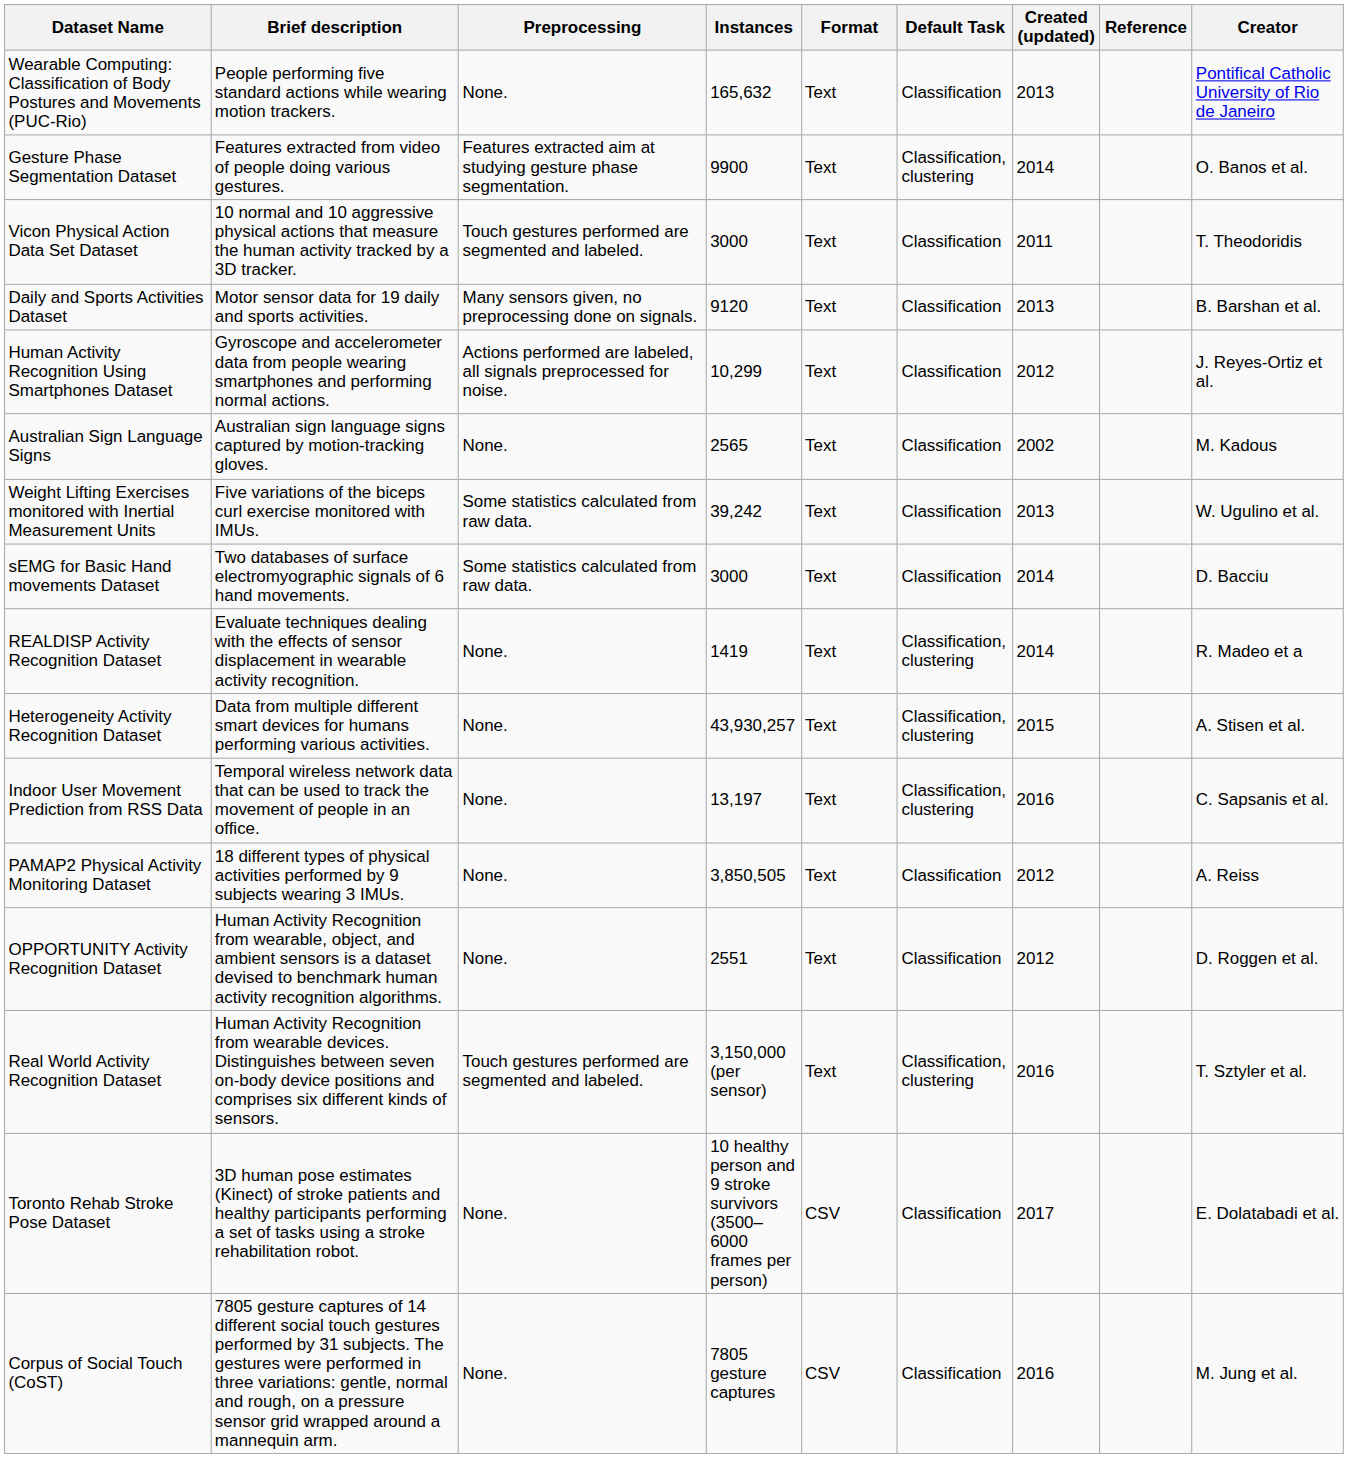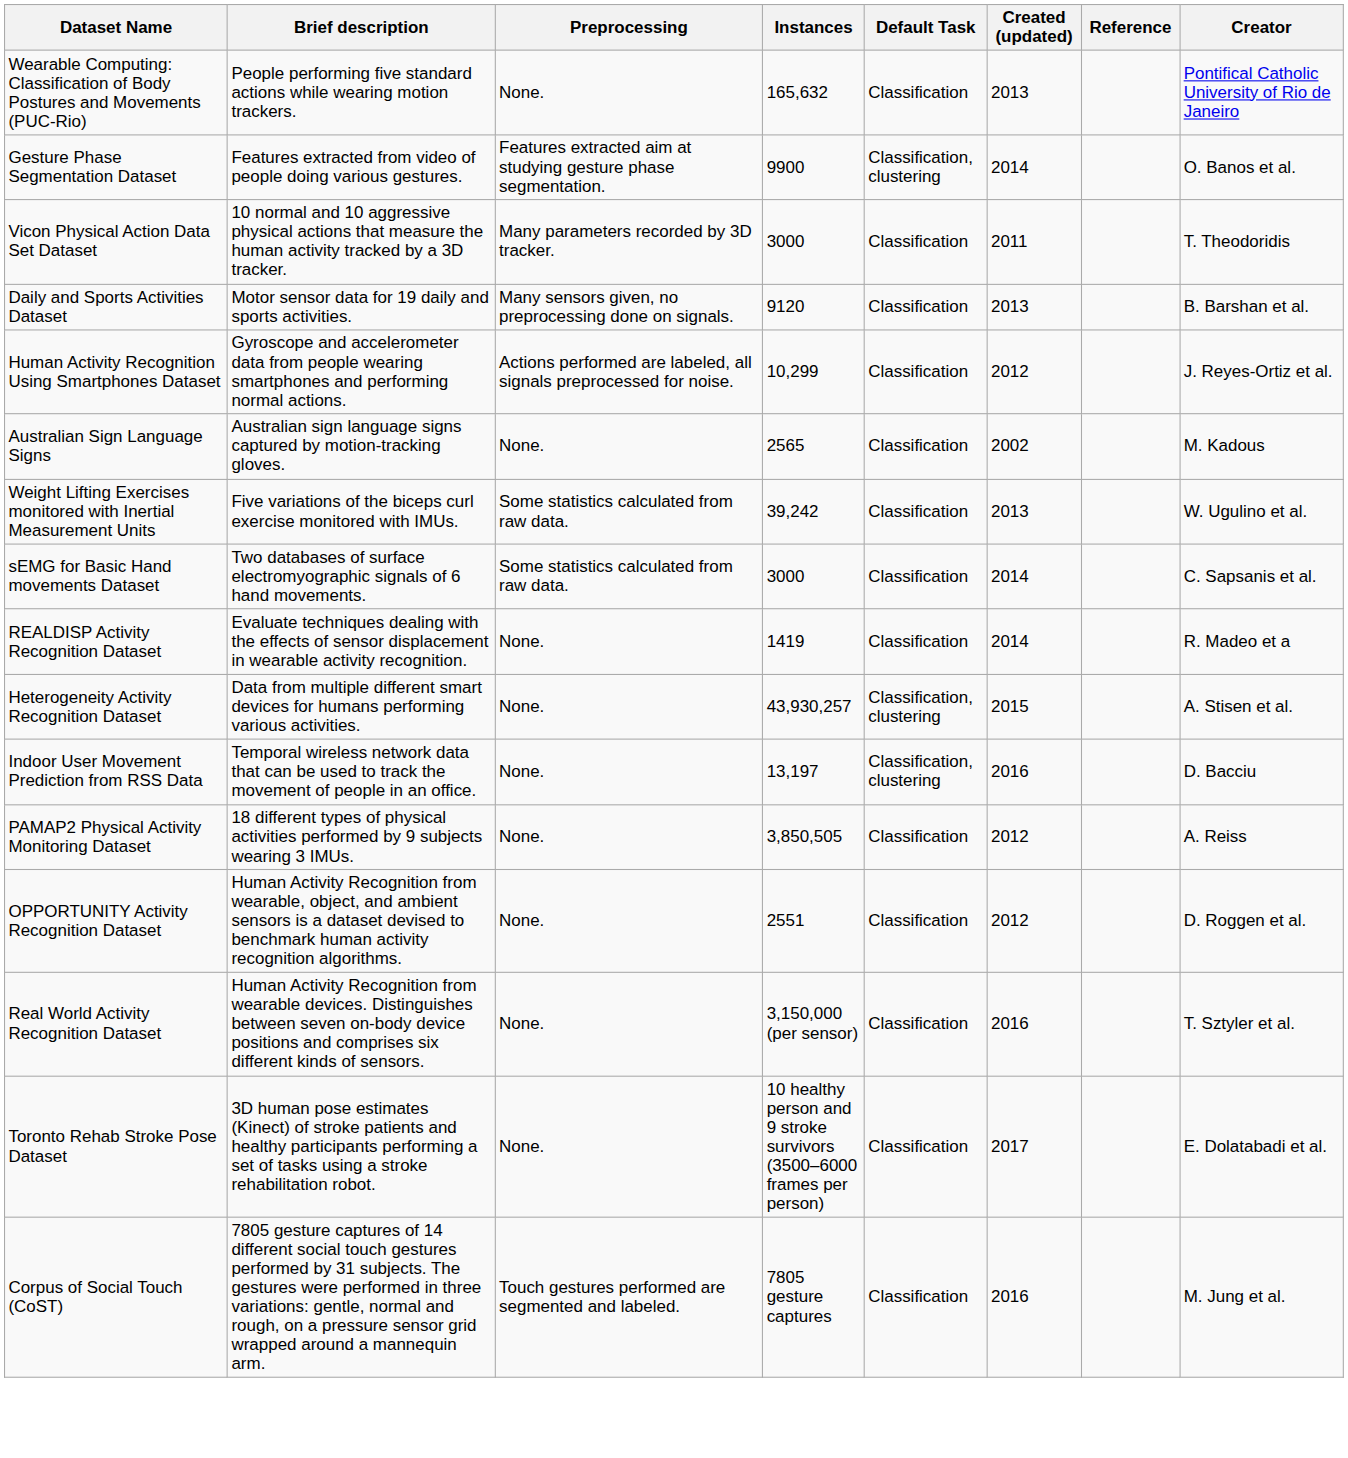- column: (849, 27)
(576, 241) Touch gestures performed are segmented and labeled. -> (625, 241) Many parameters recorded by 3D tracker.
(1232, 576) D. Bacciu -> (1250, 576) C. Sapsanis et al.
(954, 651) Classification, clustering -> (918, 641) Classification
(1262, 800) C. Sapsanis et al. -> (1220, 771) D. Bacciu
(576, 1071) Touch gestures performed are segmented and labeled. -> (522, 1024) None.
(954, 1071) Classification, clustering -> (918, 1024) Classification
(485, 1373) None. -> (612, 1297) Touch gestures performed are segmented and labeled.
